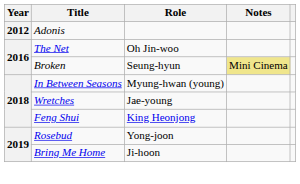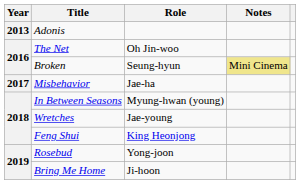(18, 30) 2012 -> (18, 30) 2013
+ row: (62, 83)
